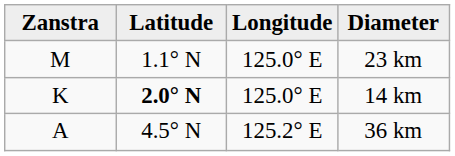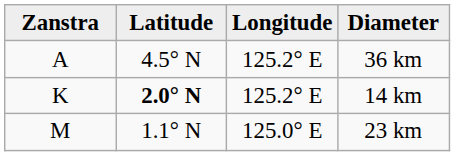rows swapped: (393, 131) <-> (393, 58)
(282, 95) 125.0° E -> (282, 95) 125.2° E
